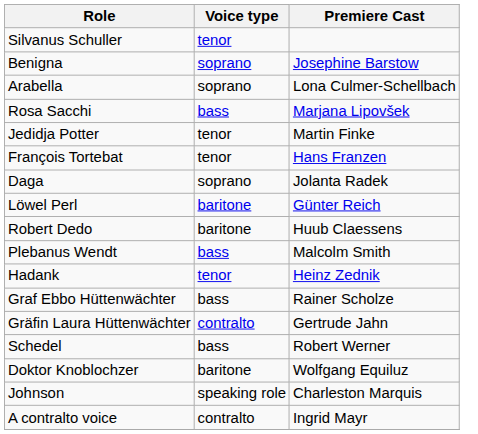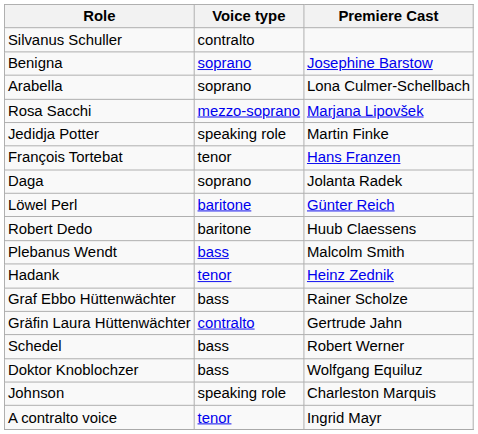(214, 39) tenor -> (226, 39) contralto
(213, 110) bass -> (249, 110) mezzo-soprano
(214, 134) tenor -> (242, 134) speaking role
(224, 370) baritone -> (213, 370) bass
(226, 417) contralto -> (214, 417) tenor
